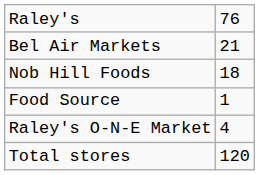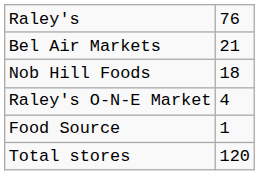rows swapped: (64, 101) <-> (110, 129)
